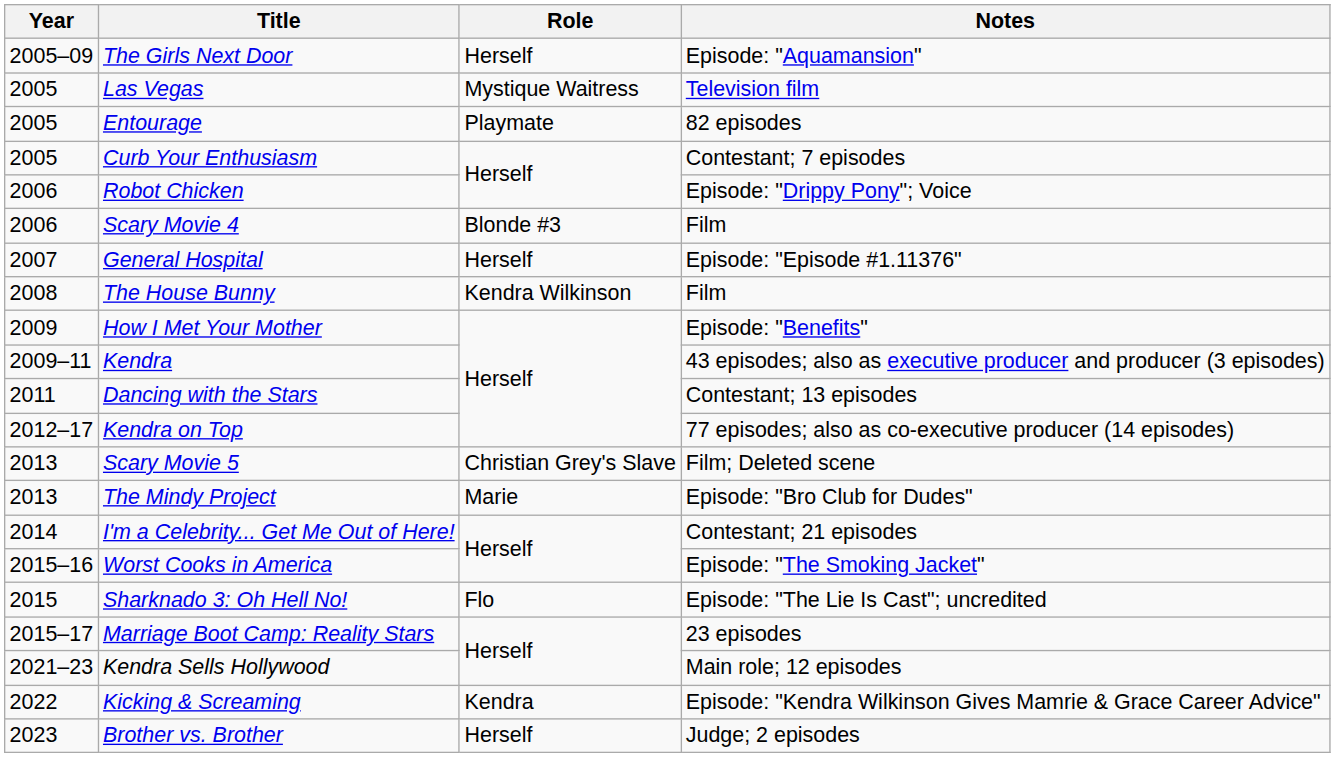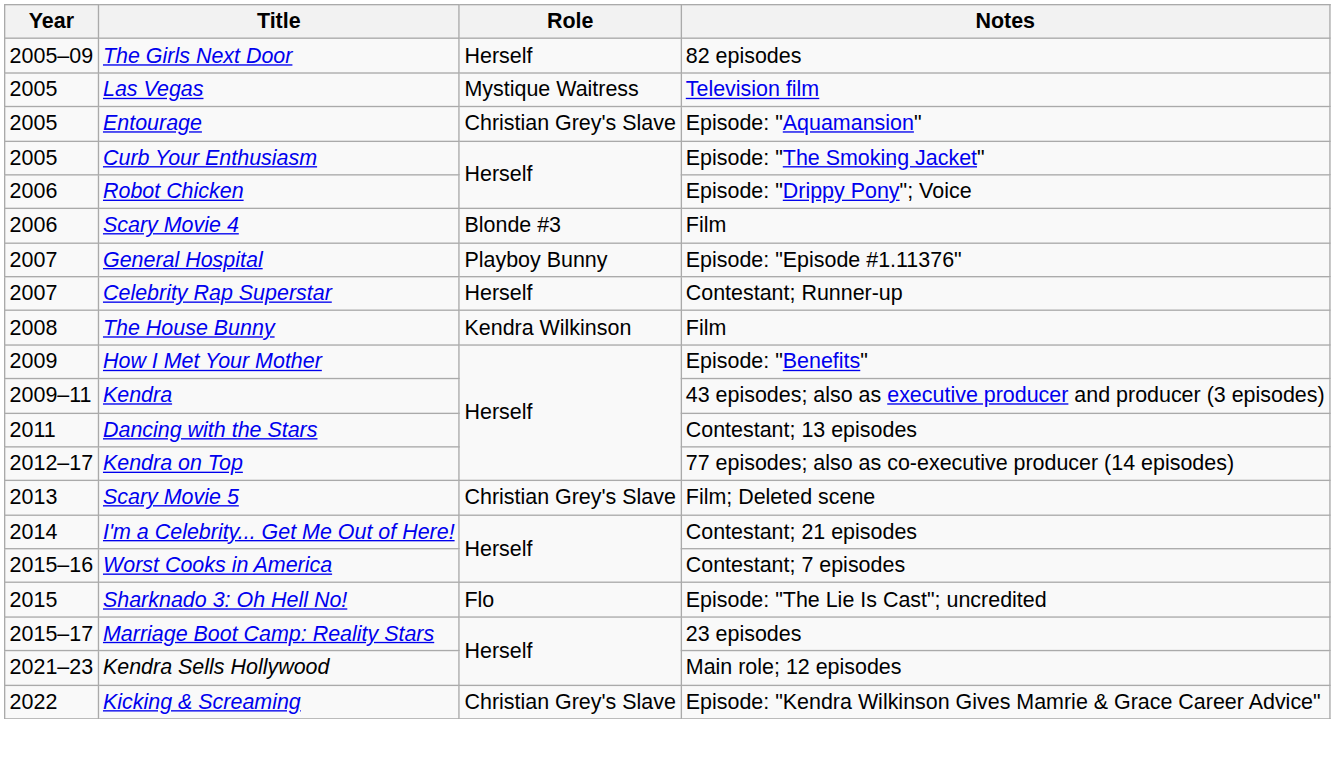(804, 55) Episode: "Aquamansion" -> (744, 55) 82 episodes
(509, 123) Playmate -> (570, 123) Christian Grey's Slave
(744, 123) 82 episodes -> (804, 123) Episode: "Aquamansion"
(795, 157) Contestant; 7 episodes -> (835, 157) Episode: "The Smoking Jacket"
(498, 259) Herself -> (536, 259) Playboy Bunny
+ row: (217, 293)
- row: (189, 497)
(835, 565) Episode: "The Smoking Jacket" -> (795, 565) Contestant; 7 episodes
(499, 701) Kendra -> (570, 701) Christian Grey's Slave
- row: (193, 735)
